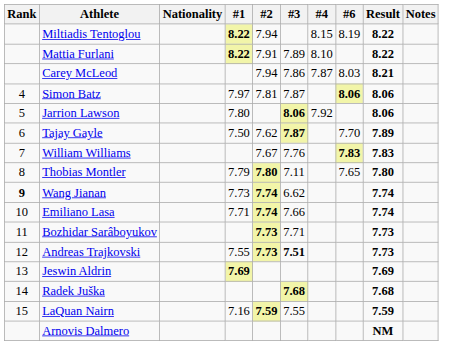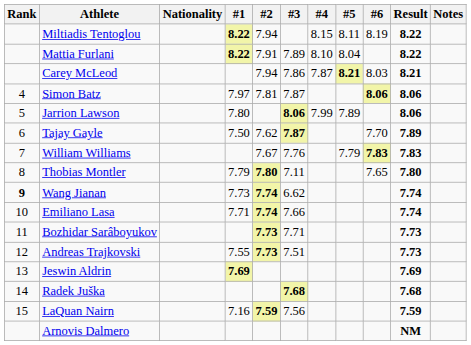+ column: (349, 14)
(322, 113) 7.92 -> (322, 113) 7.99
(294, 251) bold -> (294, 251) normal
(294, 311) 7.55 -> (294, 311) 7.56
